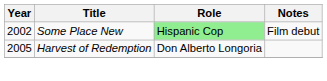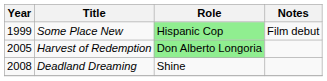(19, 31) 2002 -> (19, 31) 1999
(209, 48) no background -> (209, 48) lightgreen background
+ row: (87, 66)
